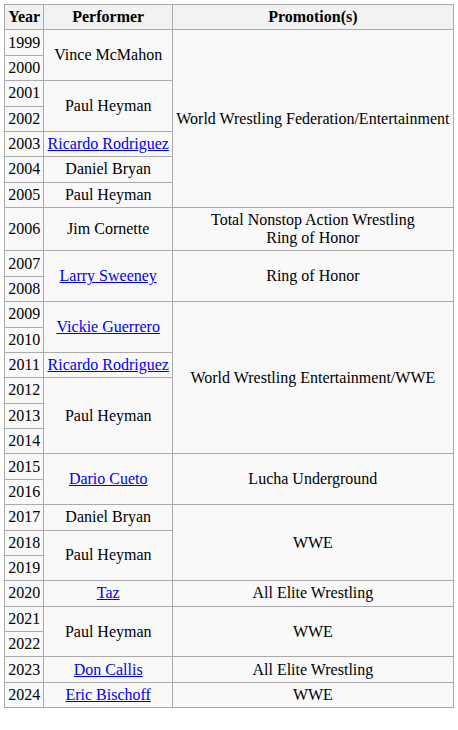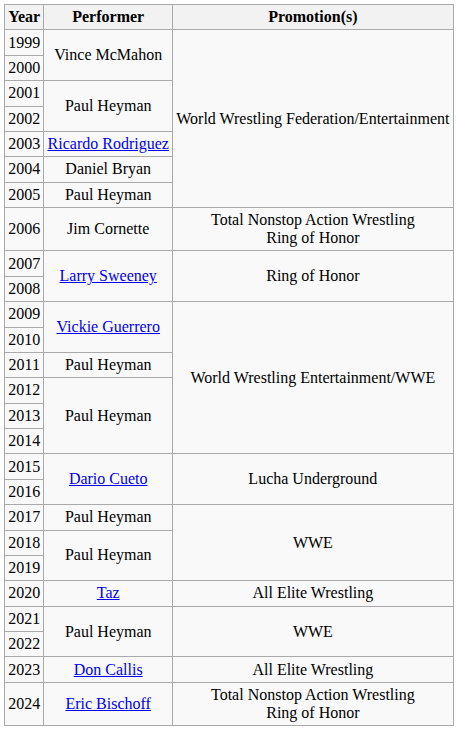(108, 365) Ricardo Rodriguez -> (108, 365) Paul Heyman
(108, 517) Daniel Bryan -> (108, 517) Paul Heyman
(313, 694) WWE -> (313, 703) Total Nonstop Action Wrestling Ring of Honor
